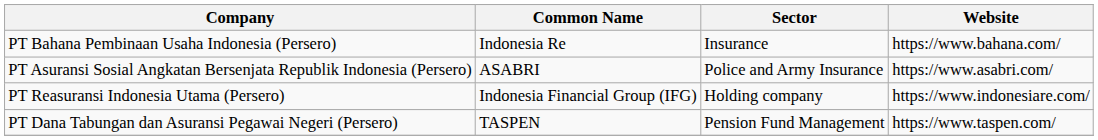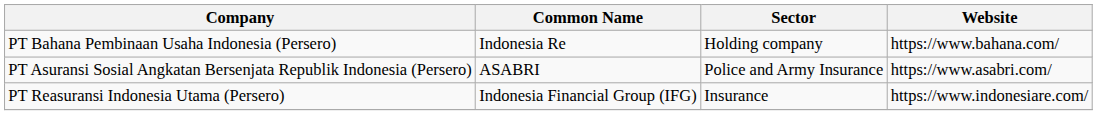(736, 43) Insurance -> (764, 43) Holding company
(764, 95) Holding company -> (736, 95) Insurance
- row: (203, 122)
